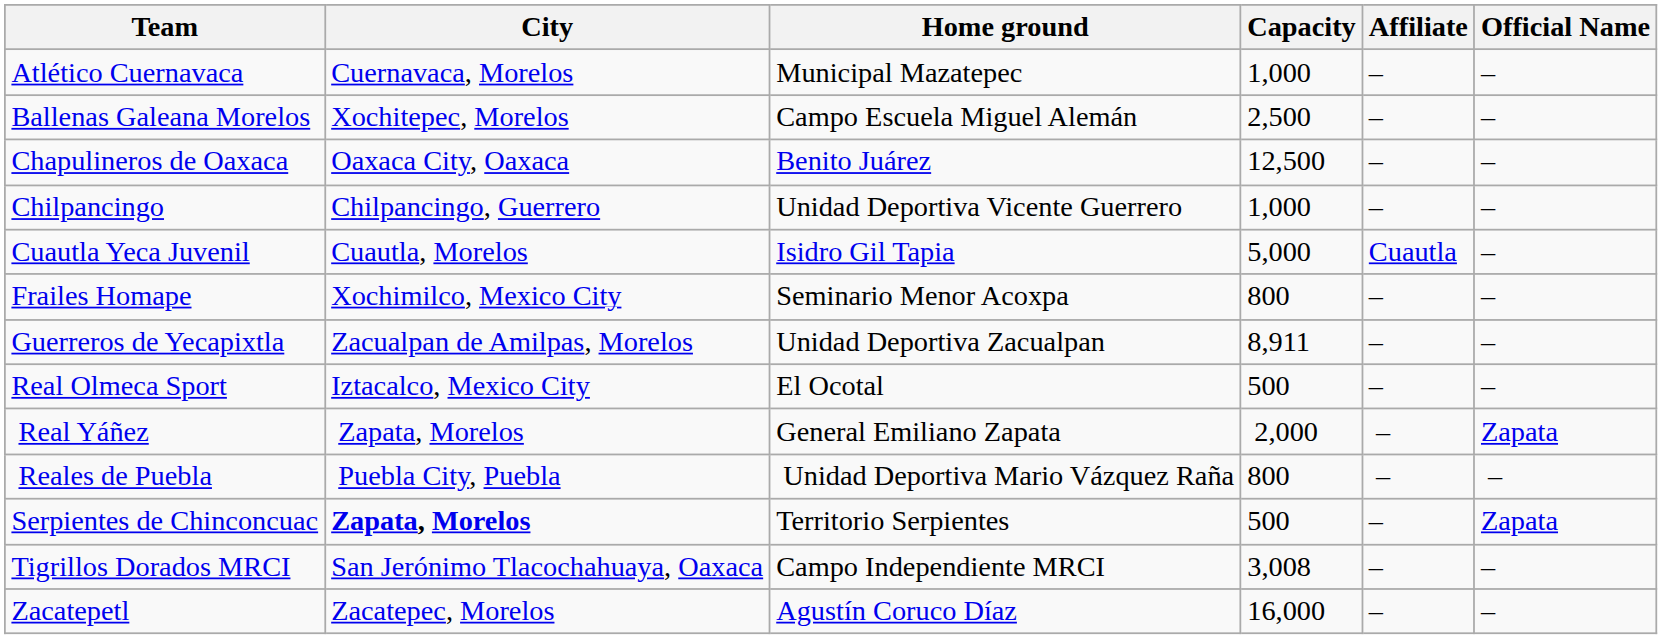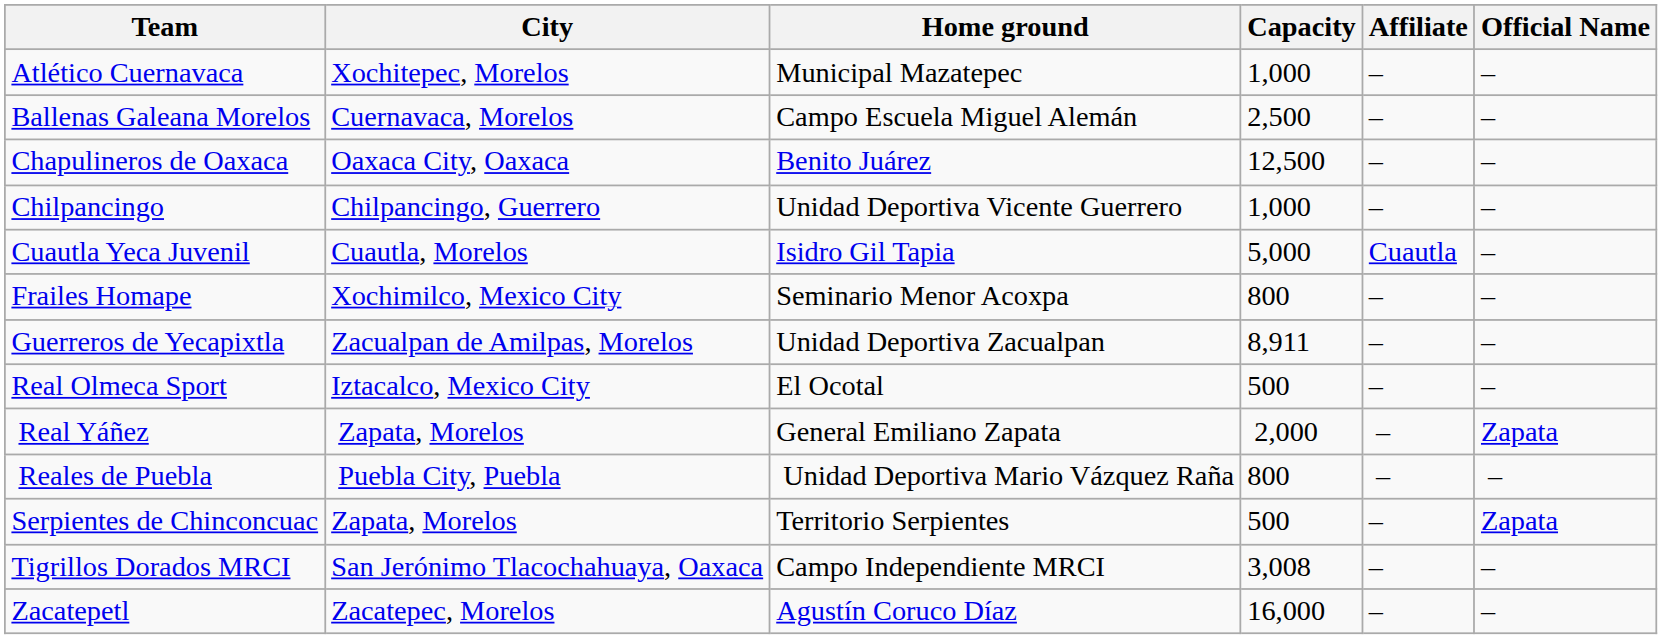(452, 71) Cuernavaca, Morelos -> (450, 71) Xochitepec, Morelos
(450, 116) Xochitepec, Morelos -> (452, 116) Cuernavaca, Morelos
(431, 521) bold -> (424, 521) normal
